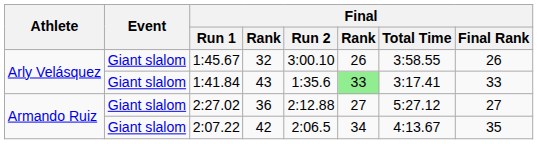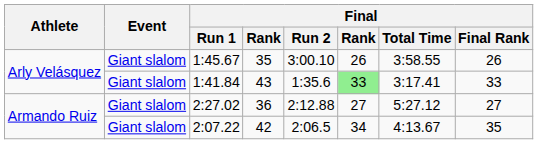(264, 61) 32 -> (264, 61) 35
